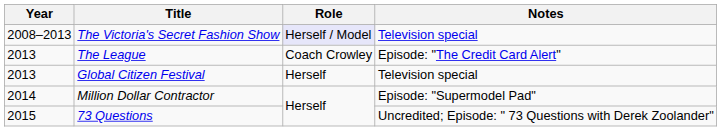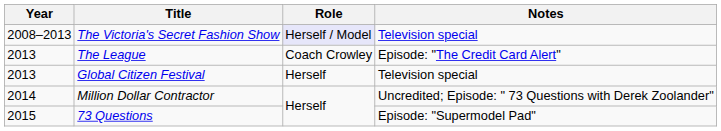(457, 95) Episode: "Supermodel Pad" -> (546, 95) Uncredited; Episode: " 73 Questions with Derek Zoolander"
(546, 116) Uncredited; Episode: " 73 Questions with Derek Zoolander" -> (457, 116) Episode: "Supermodel Pad"
